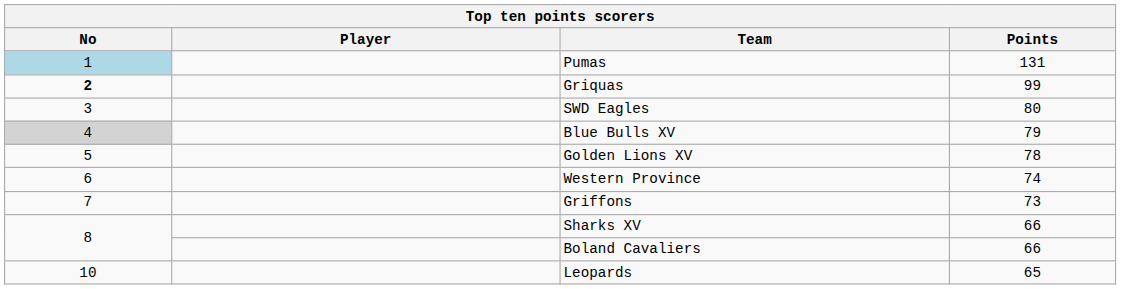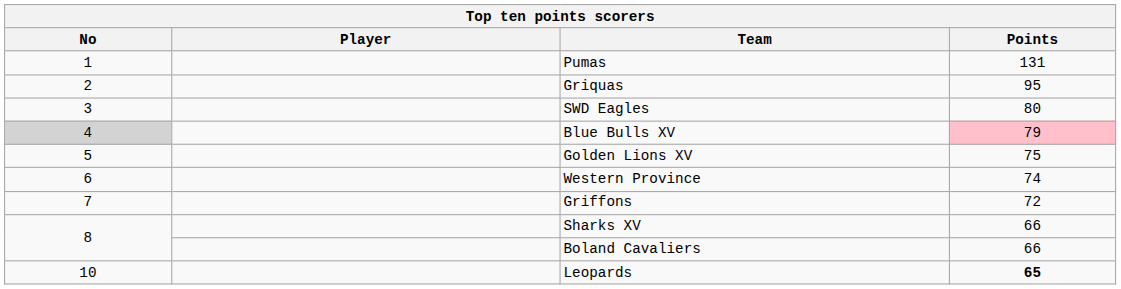(88, 63) lightblue background -> (88, 63) no background
(88, 86) bold -> (88, 86) normal
(1032, 86) 99 -> (1032, 86) 95
(1032, 133) no background -> (1032, 133) pink background
(1032, 156) 78 -> (1032, 156) 75
(1032, 203) 73 -> (1032, 203) 72
(1032, 273) normal -> (1032, 273) bold
